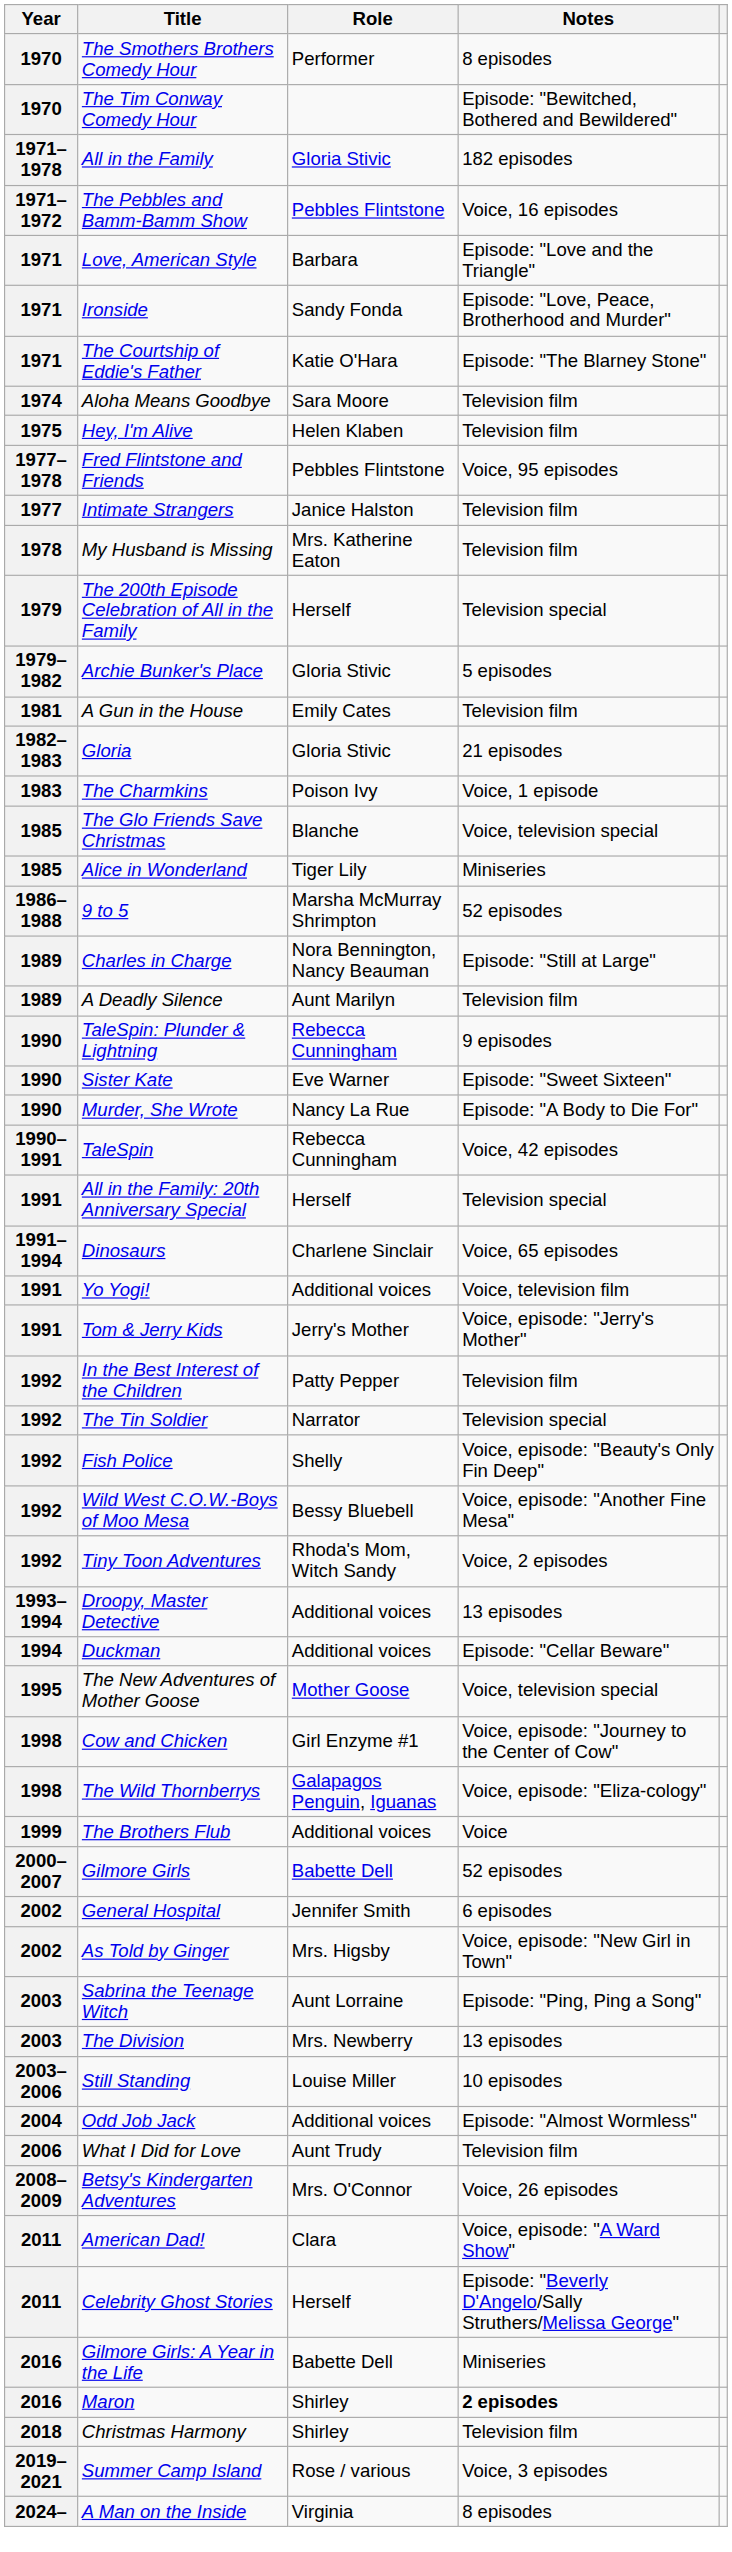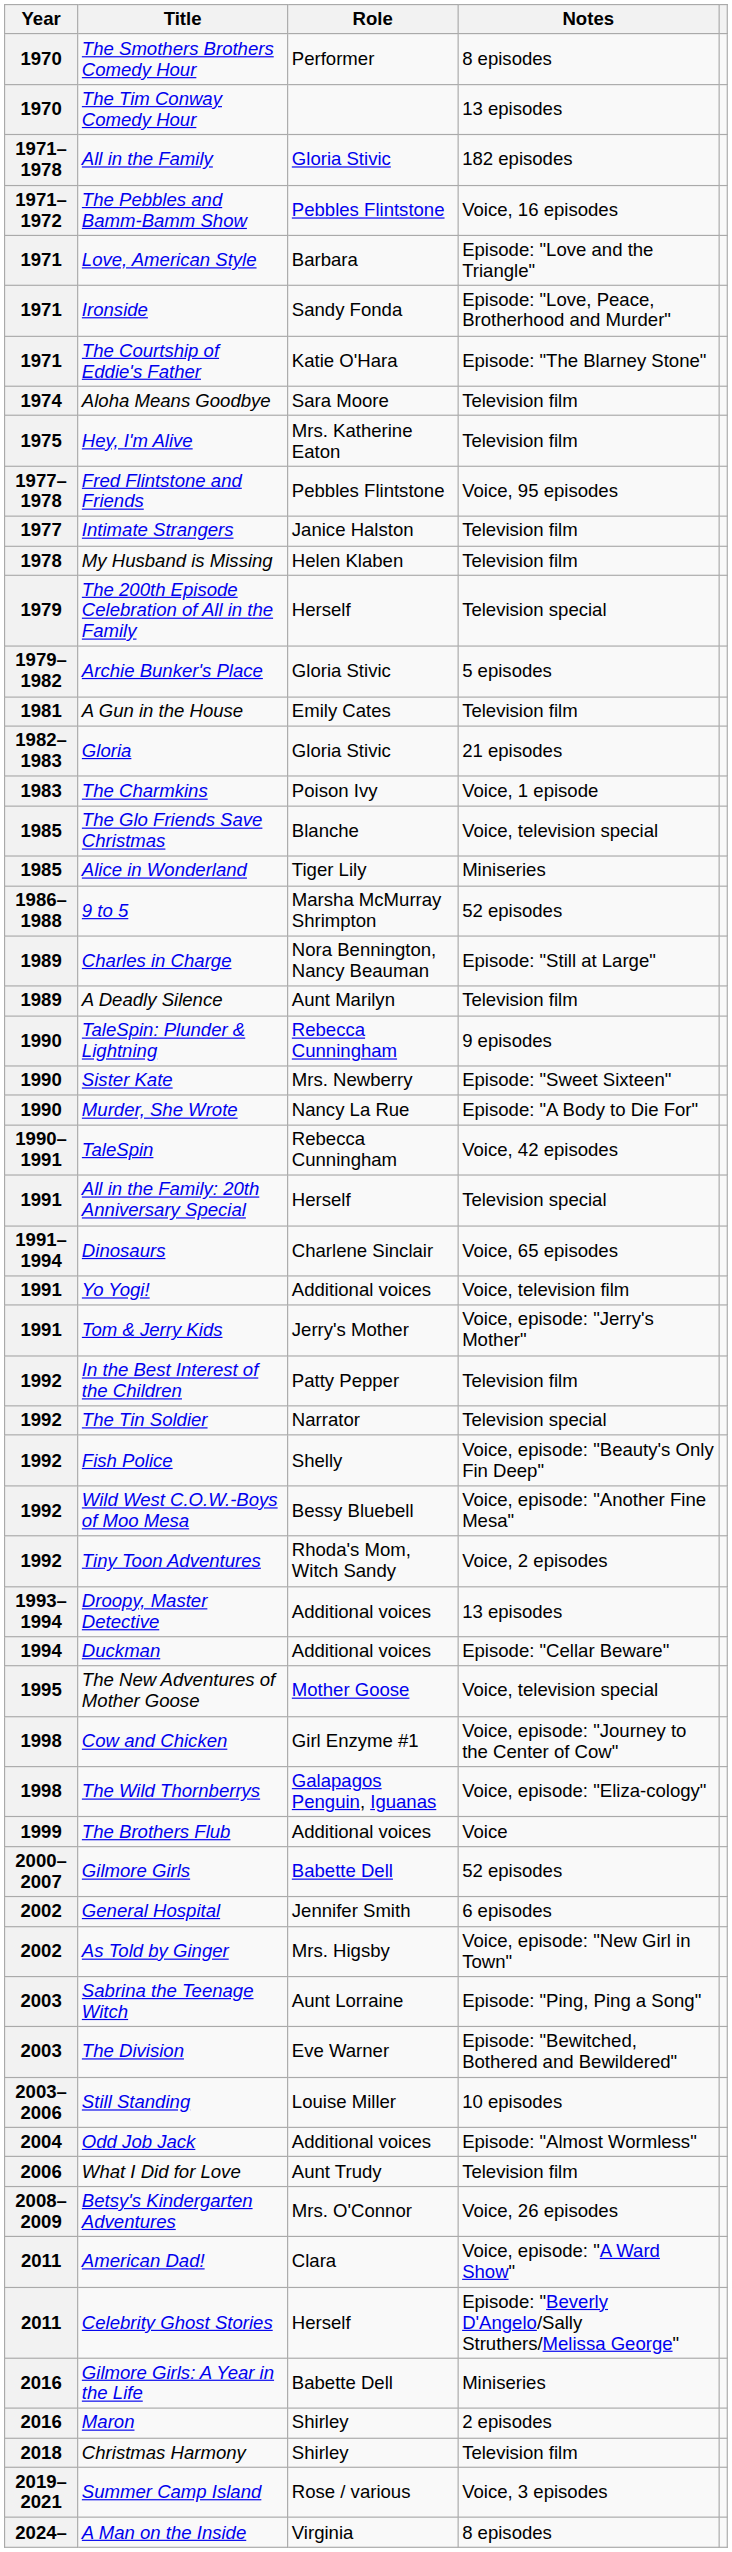(570, 109) Episode: "Bewitched, Bothered and Bewildered" -> (512, 109) 13 episodes
(348, 430) Helen Klaben -> (352, 440) Mrs. Katherine Eaton
(352, 549) Mrs. Katherine Eaton -> (348, 560) Helen Klaben
(340, 1080) Eve Warner -> (352, 1080) Mrs. Newberry
(352, 2041) Mrs. Newberry -> (340, 2051) Eve Warner
(512, 2041) 13 episodes -> (570, 2051) Episode: "Bewitched, Bothered and Bewildered"
(510, 2402) bold -> (507, 2423) normal
